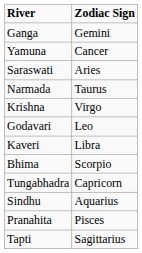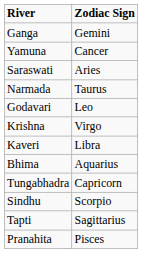rows swapped: (29, 126) <-> (26, 107)
(93, 164) Scorpio -> (96, 164) Aquarius
(96, 201) Aquarius -> (93, 201) Scorpio
rows swapped: (29, 220) <-> (19, 239)
